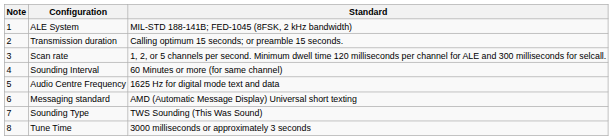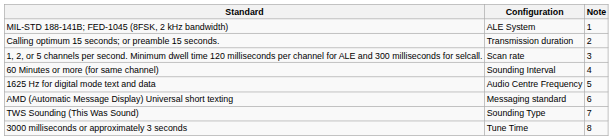columns swapped: (16, 11) <-> (368, 11)
